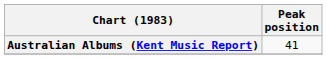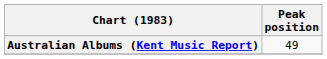(292, 45) 41 -> (292, 45) 49
